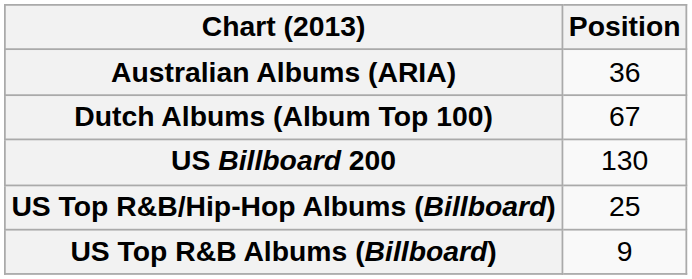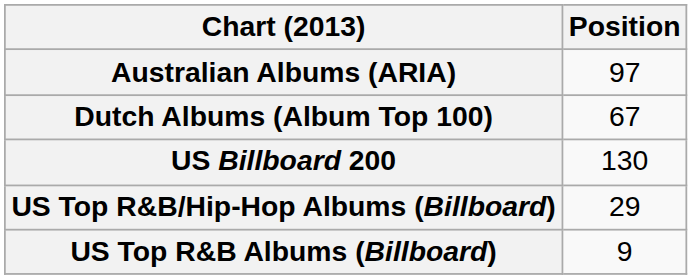(625, 71) 36 -> (625, 71) 97
(625, 206) 25 -> (625, 206) 29
